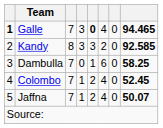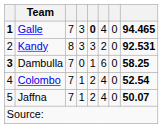(139, 47) 92.585 -> (139, 47) 92.531
(10, 64) normal -> (10, 64) bold
(136, 81) 52.45 -> (136, 81) 52.54
